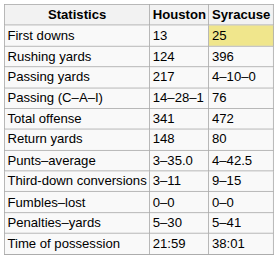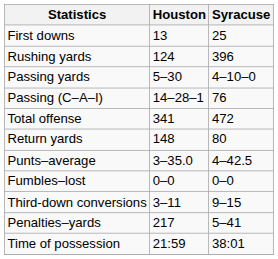(219, 35) khaki background -> (219, 35) no background
(164, 77) 217 -> (167, 77) 5–30
rows swapped: (46, 202) <-> (77, 181)
(167, 222) 5–30 -> (164, 222) 217
